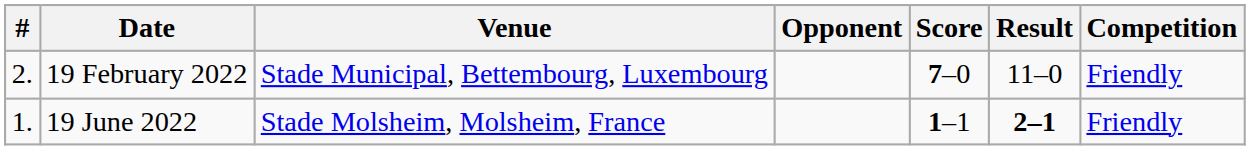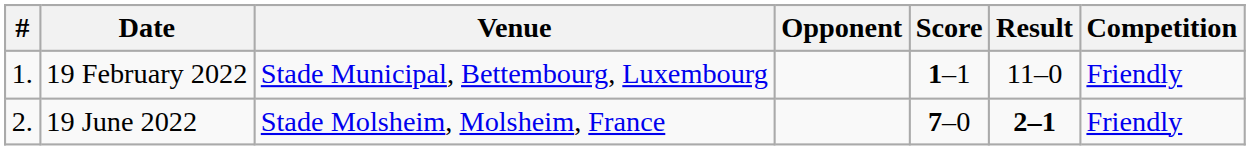(22, 74) 2. -> (22, 74) 1.
(949, 74) 7–0 -> (949, 74) 1–1
(22, 120) 1. -> (22, 120) 2.
(949, 120) 1–1 -> (949, 120) 7–0
